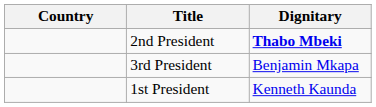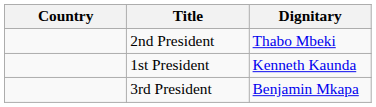(297, 41) bold -> (294, 41) normal
rows swapped: (171, 65) <-> (170, 89)
